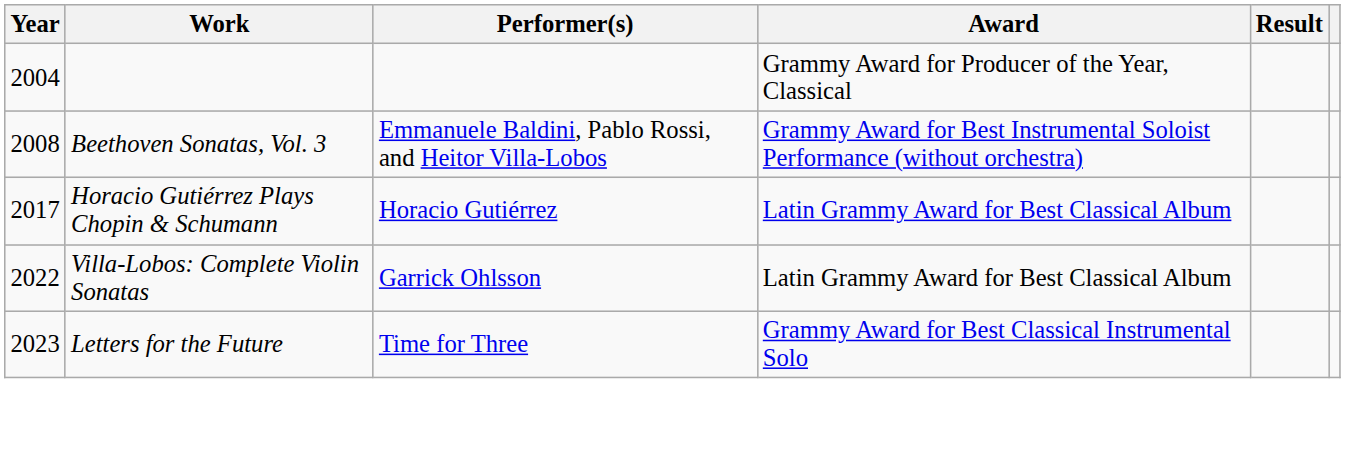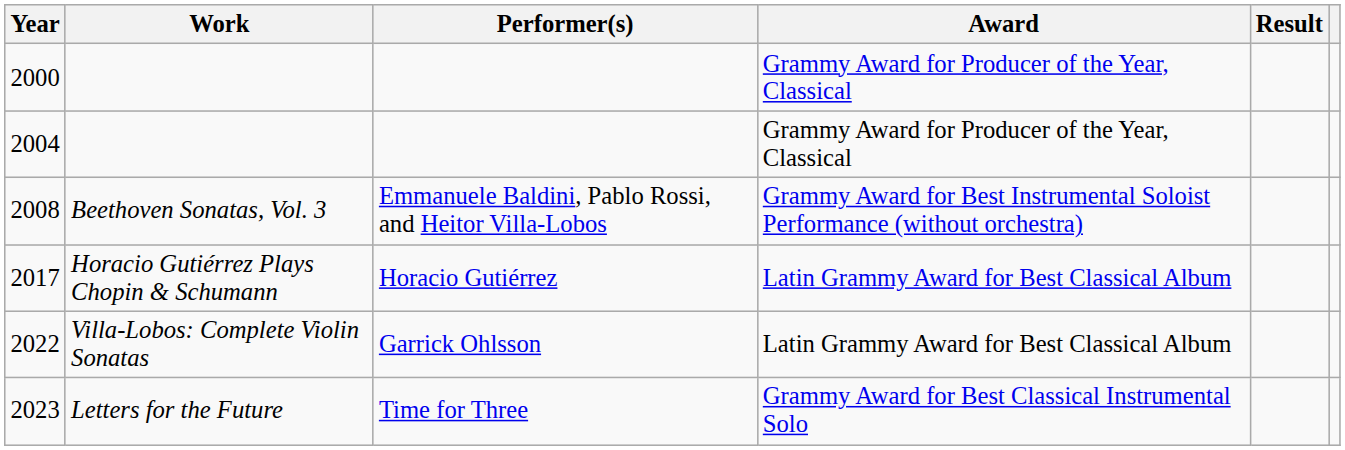+ row: (35, 76)
